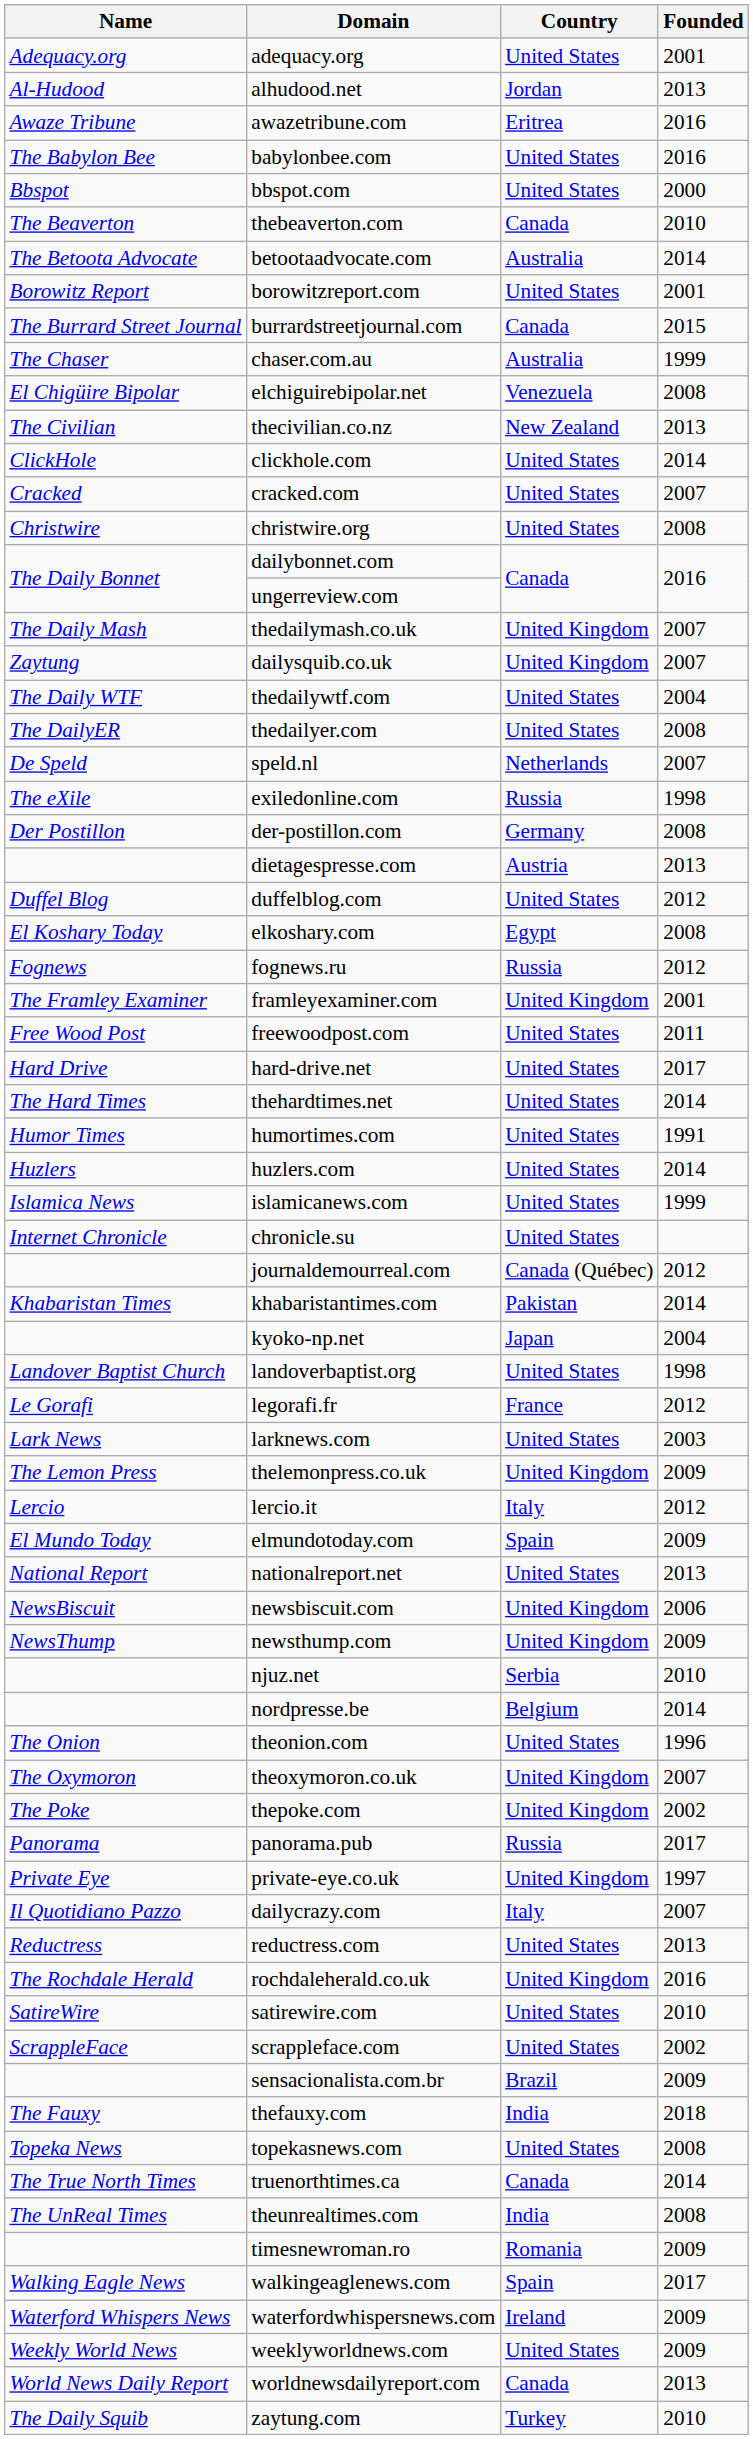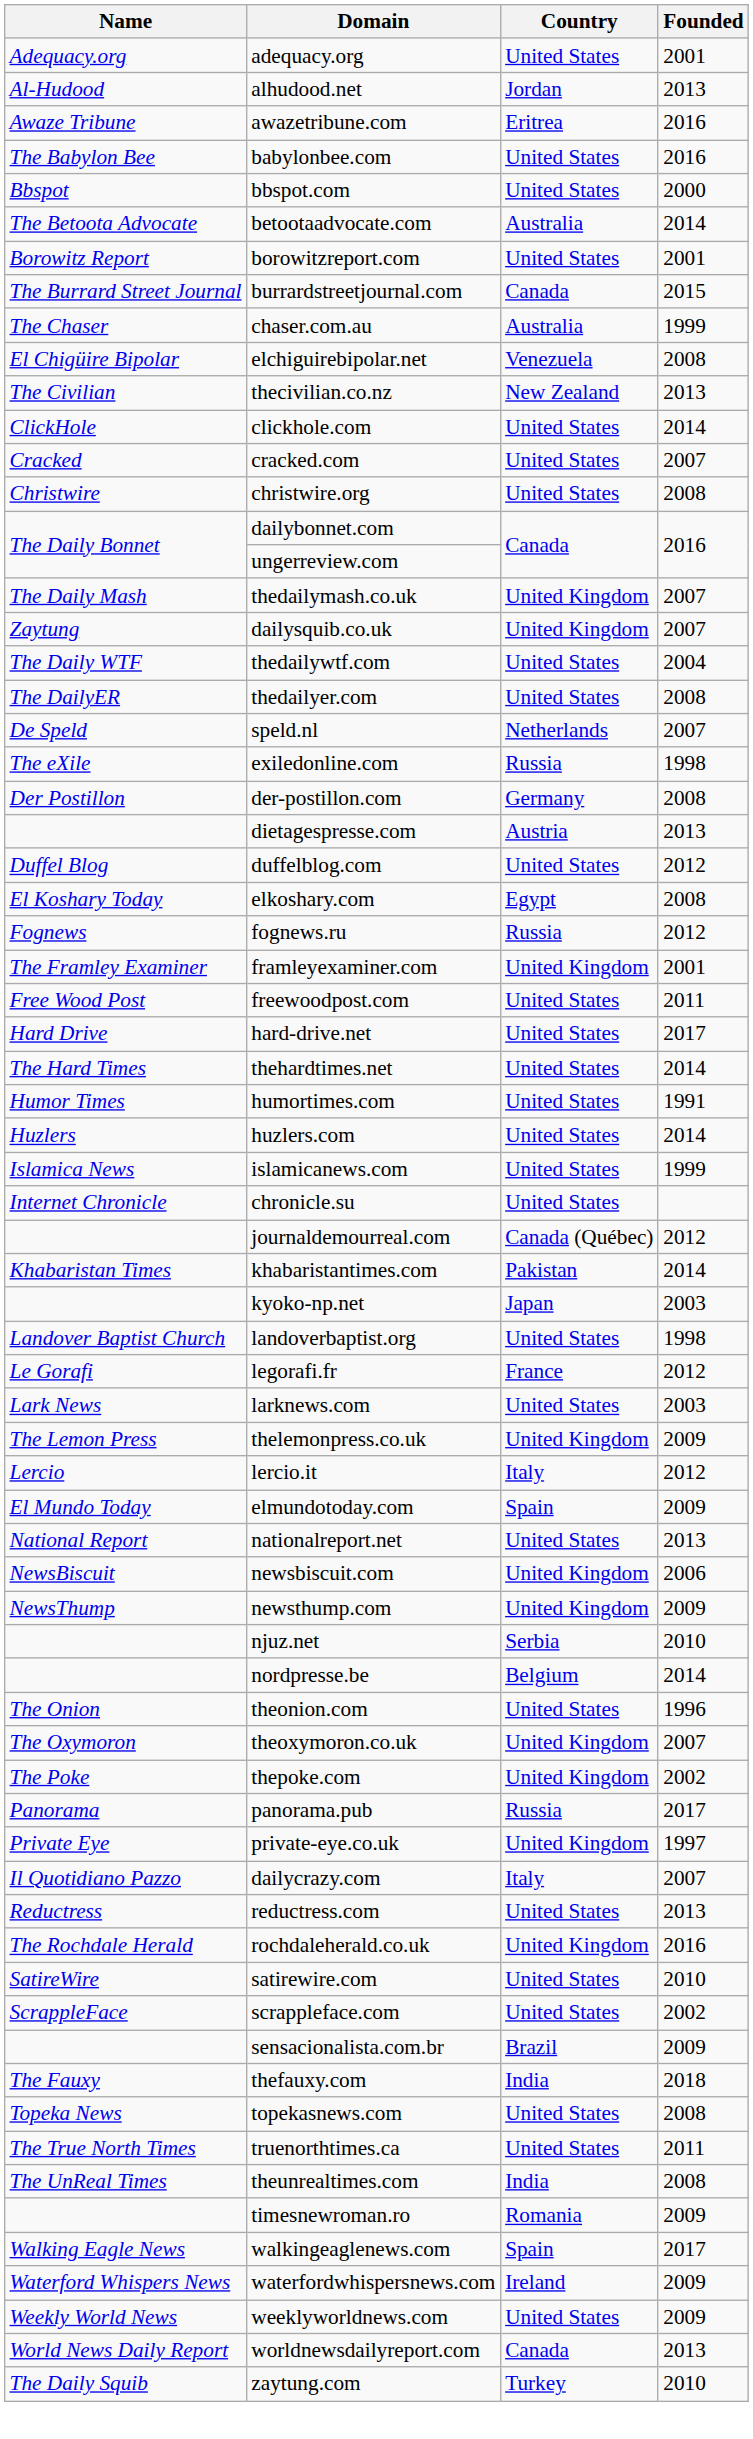- row: (327, 223)
(685, 1337) 2004 -> (685, 1303) 2003
(537, 2181) Canada -> (562, 2147) United States
(685, 2181) 2014 -> (684, 2147) 2011
